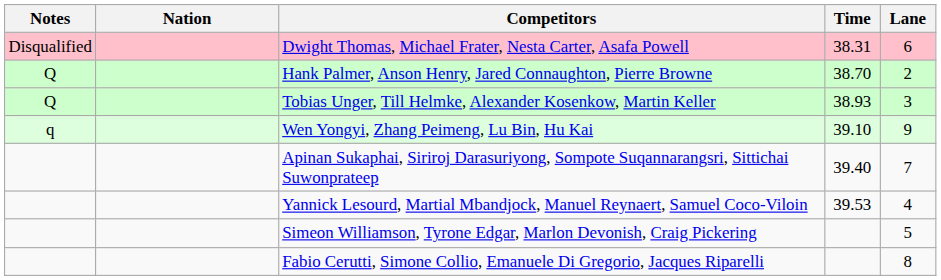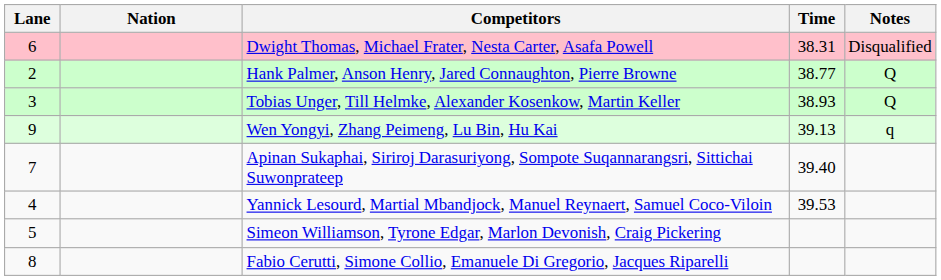columns swapped: (908, 18) <-> (50, 18)
(852, 74) 38.70 -> (817, 74) 38.77
(852, 129) 39.10 -> (817, 129) 39.13
